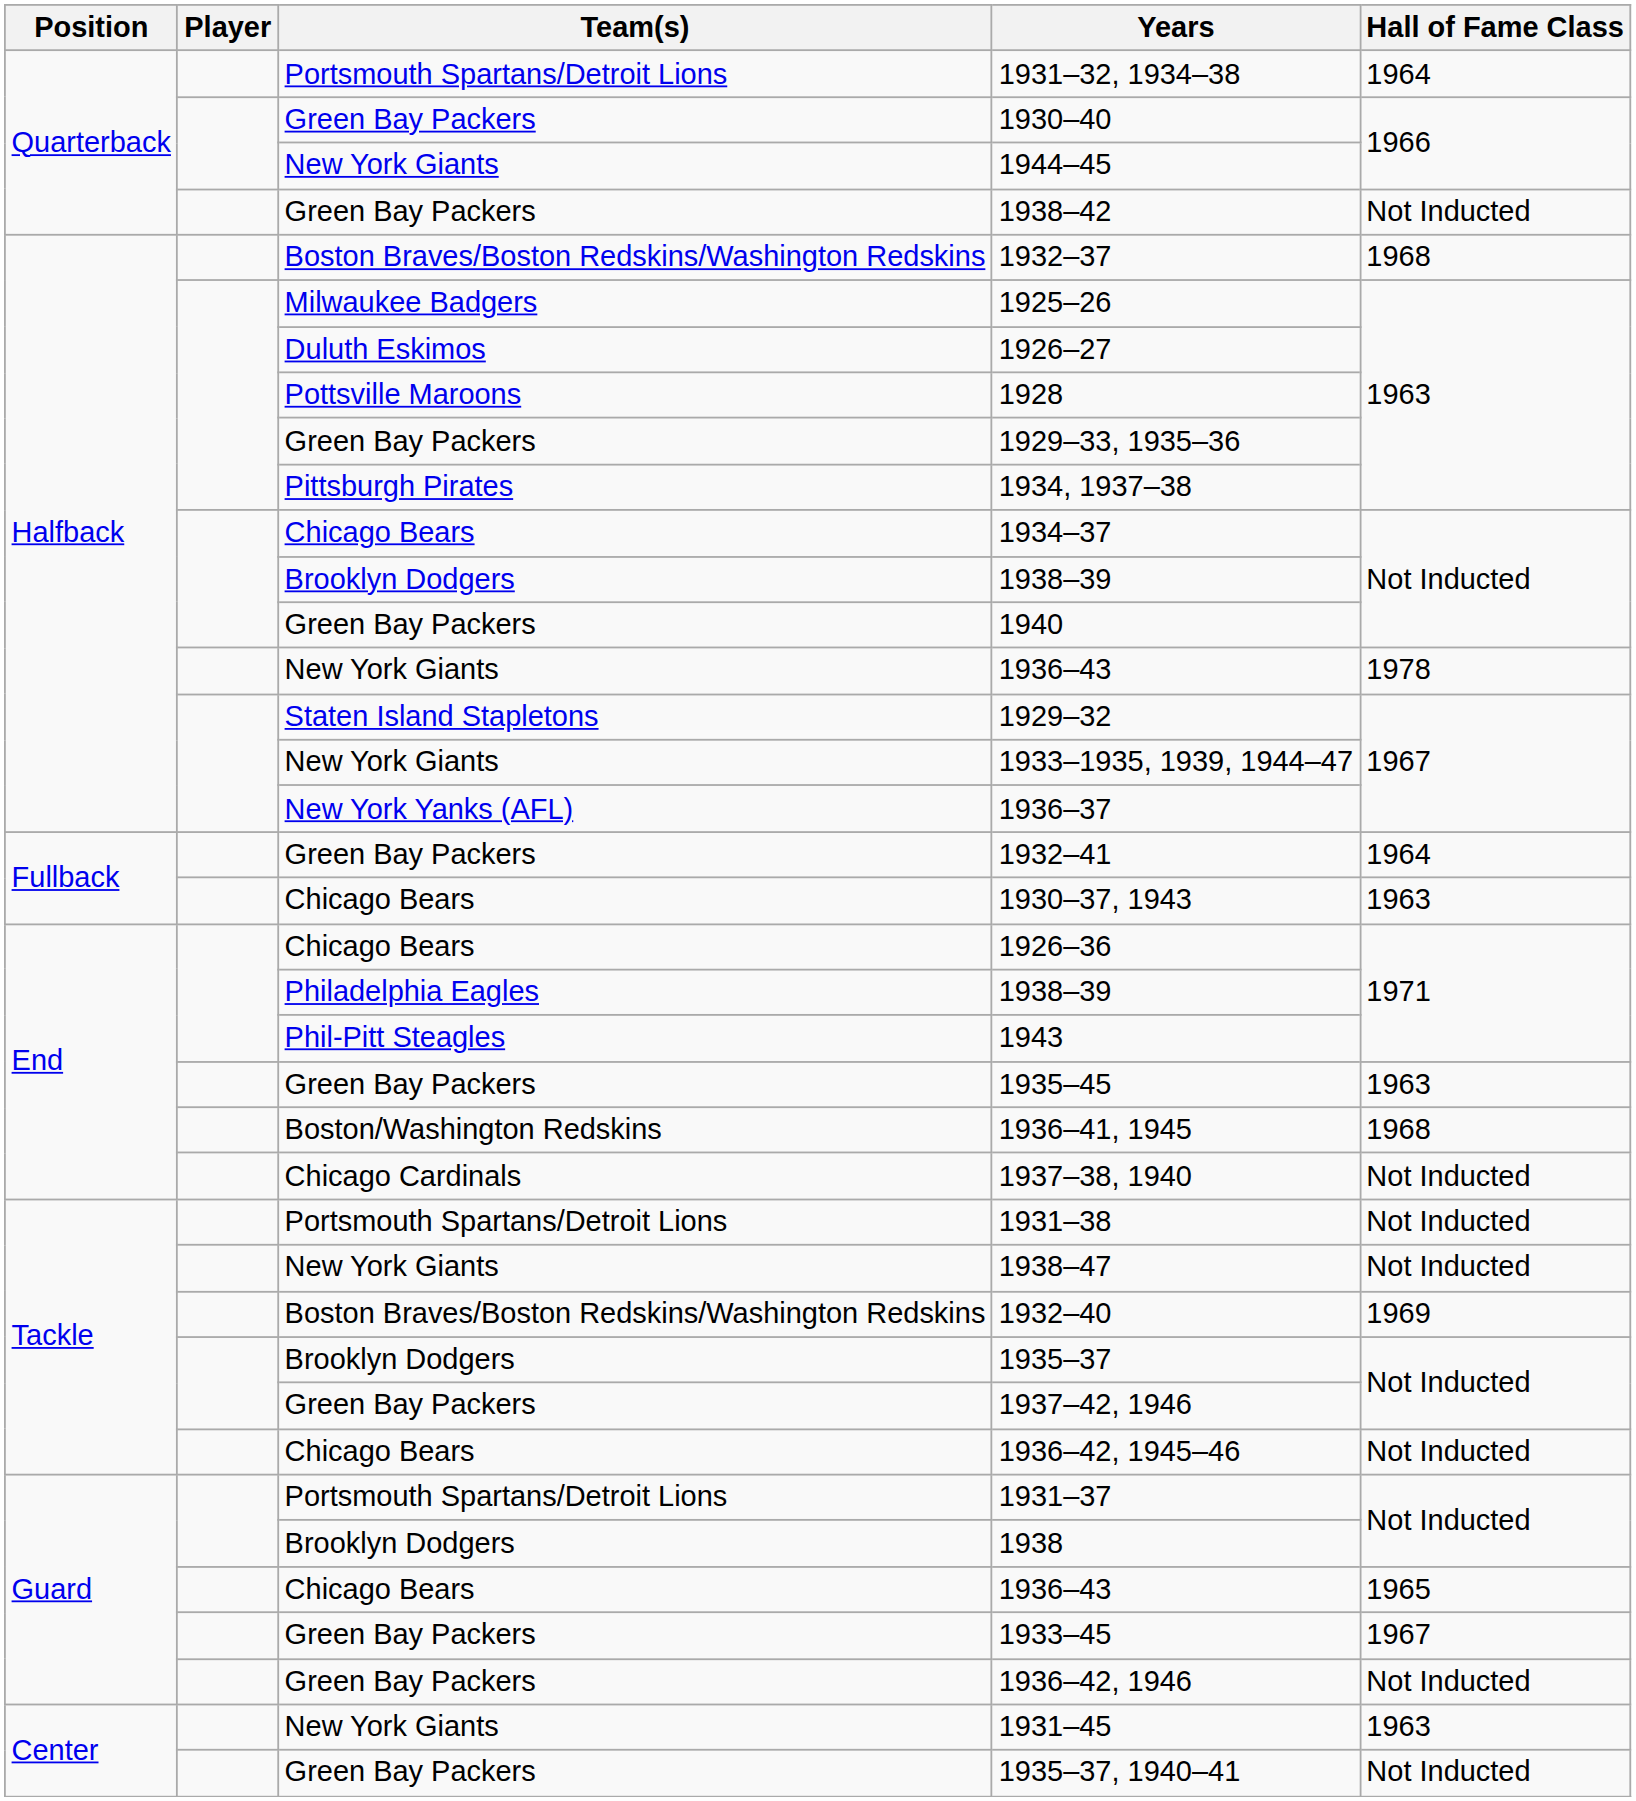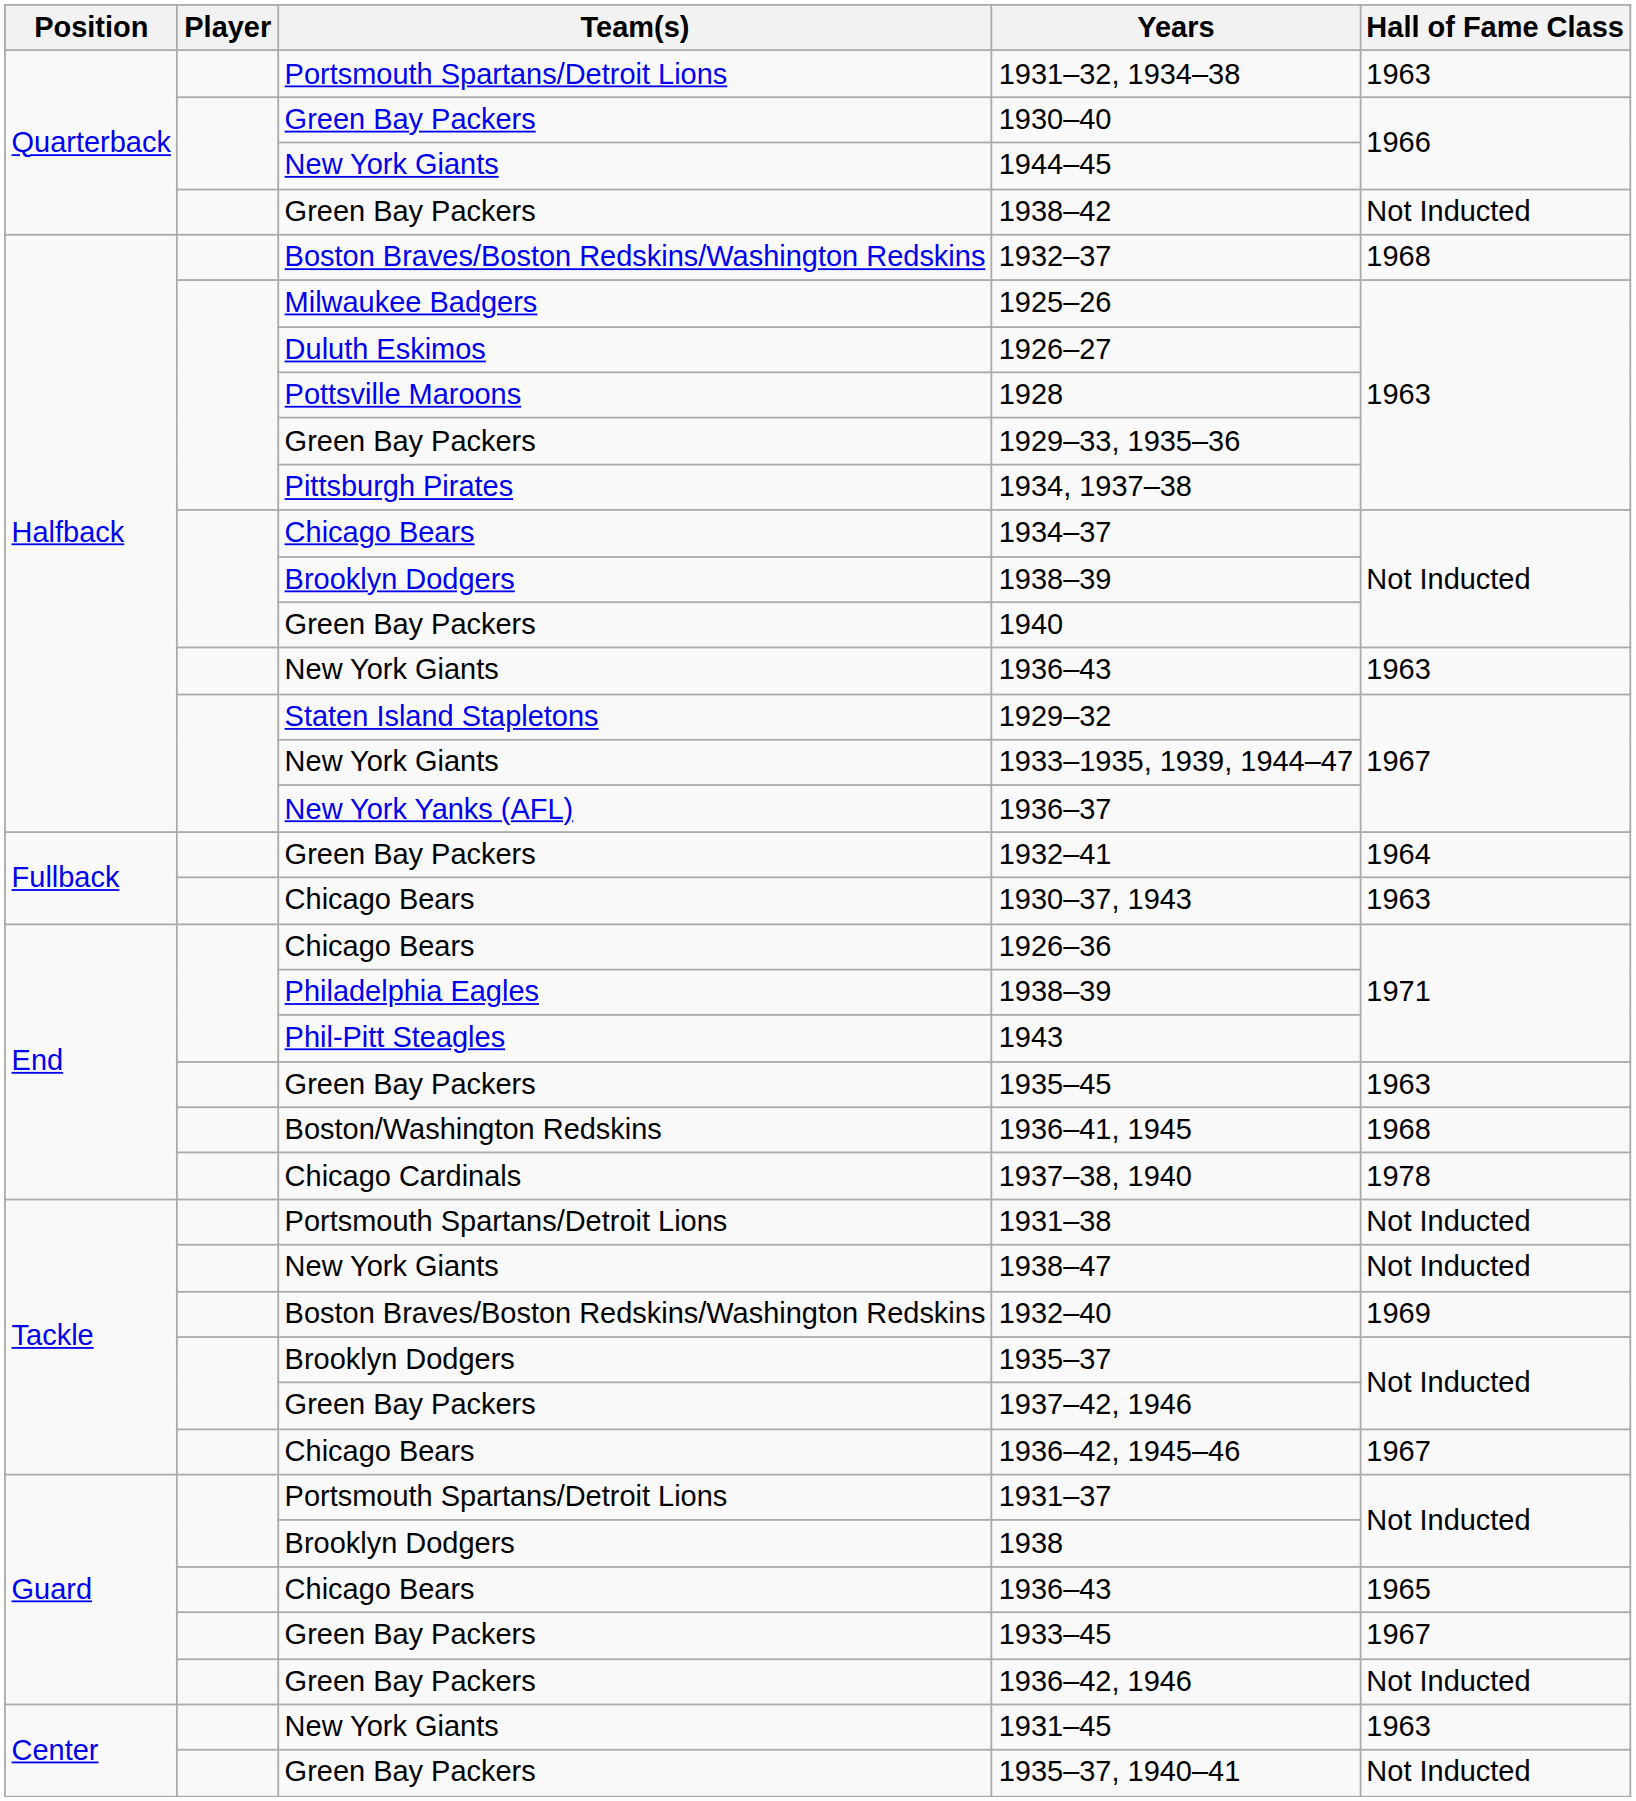(1399, 73) 1964 -> (1399, 73) 1963
(1399, 670) 1978 -> (1399, 670) 1963
(1448, 1175) Not Inducted -> (1399, 1175) 1978
(1448, 1451) Not Inducted -> (1399, 1451) 1967
